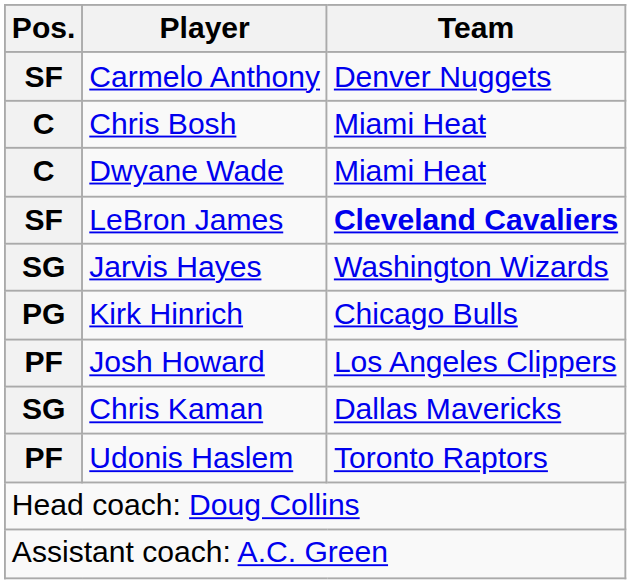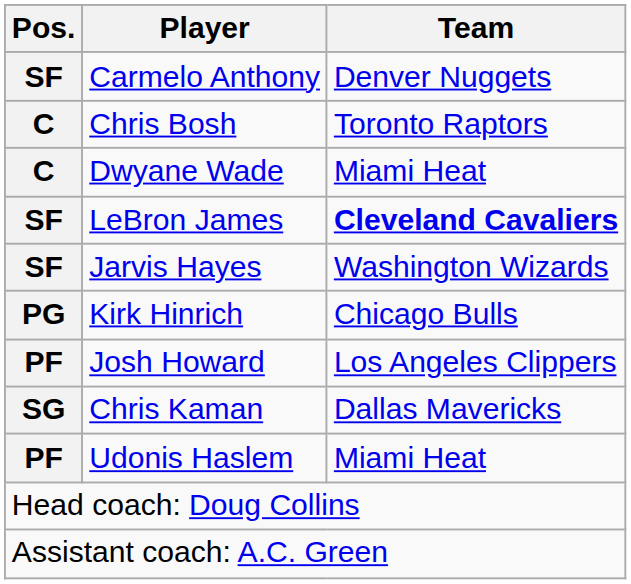(410, 123) Miami Heat -> (441, 123) Toronto Raptors
(44, 266) SG -> (44, 266) SF
(441, 457) Toronto Raptors -> (410, 457) Miami Heat
